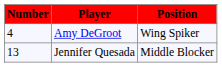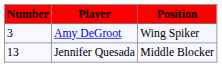(10, 33) 4 -> (10, 33) 3
